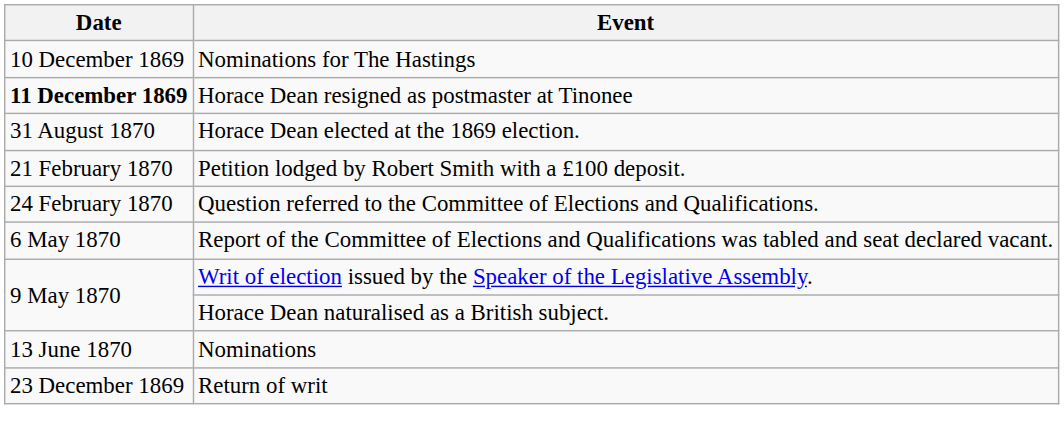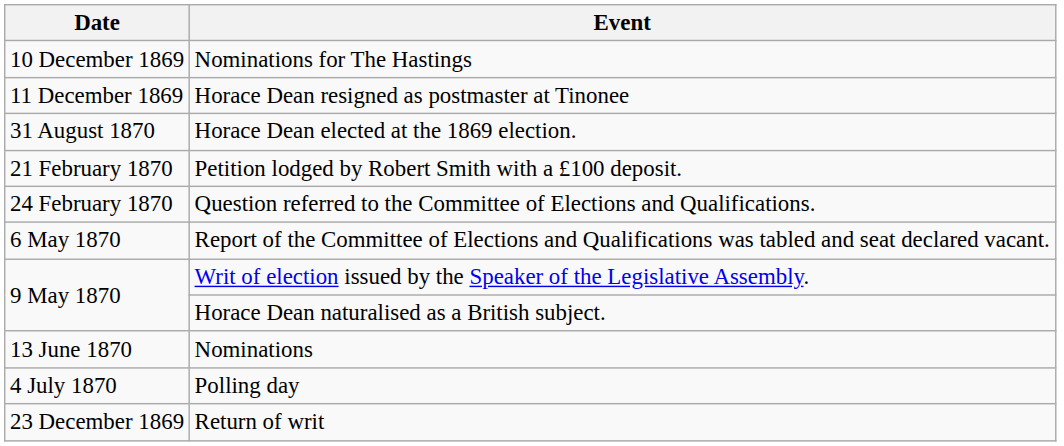(99, 95) bold -> (97, 95) normal
+ row: (247, 385)
